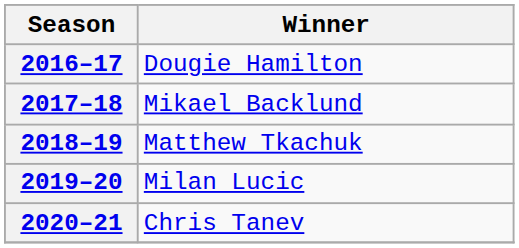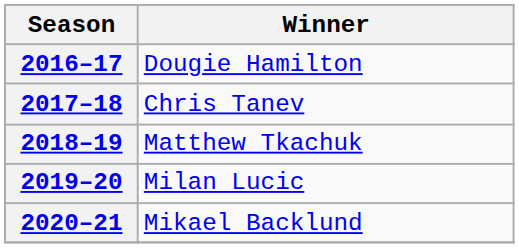(253, 104) Mikael Backlund -> (224, 104) Chris Tanev
(224, 223) Chris Tanev -> (253, 223) Mikael Backlund
